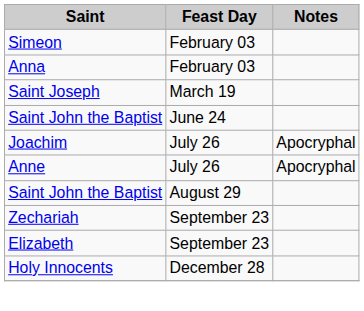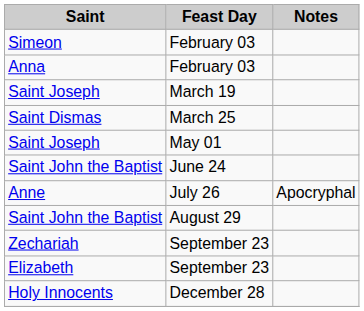+ row: (55, 117)
+ row: (54, 142)
- row: (38, 142)
